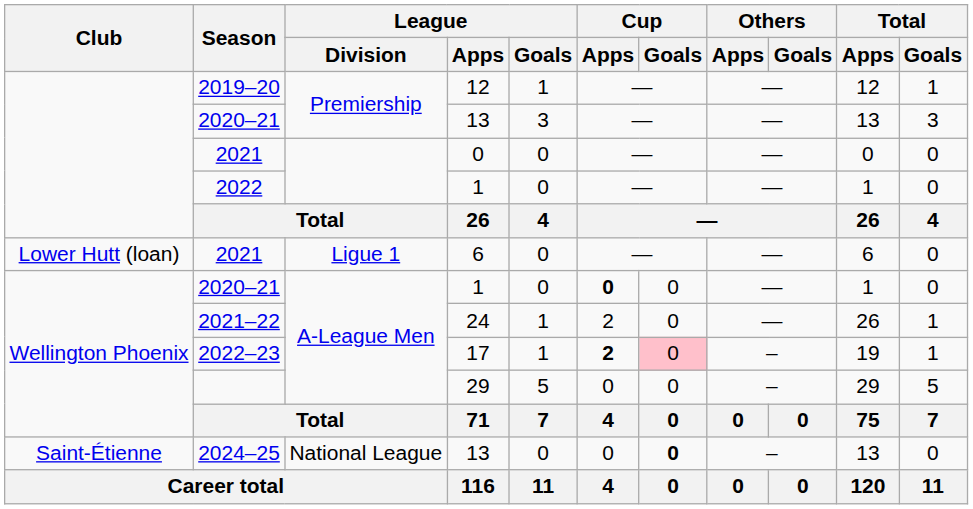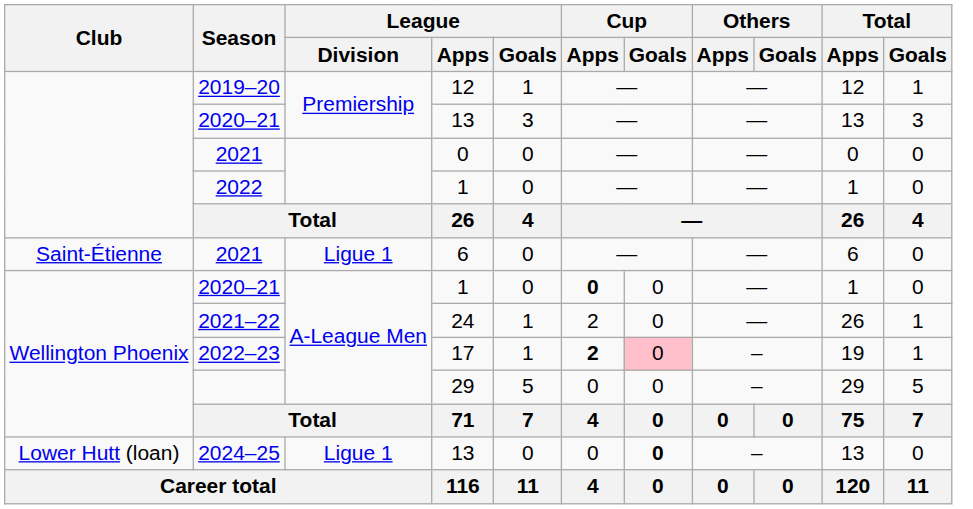(99, 253) Lower Hutt (loan) -> (99, 253) Saint-Étienne
(99, 453) Saint-Étienne -> (99, 453) Lower Hutt (loan)
(366, 453) National League -> (358, 453) Ligue 1
